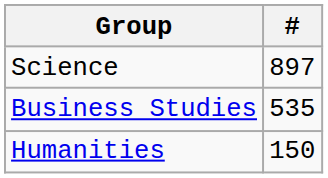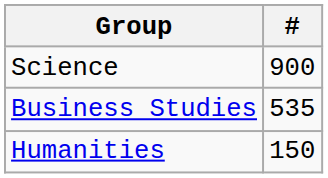(292, 68) 897 -> (292, 68) 900
